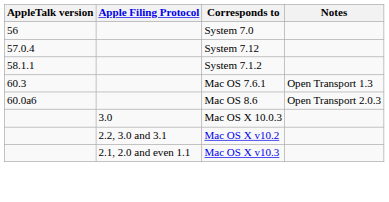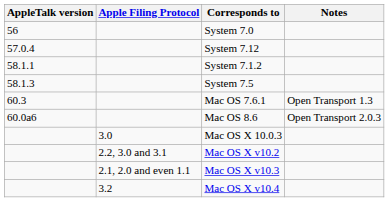+ row: (229, 83)
+ row: (242, 188)
